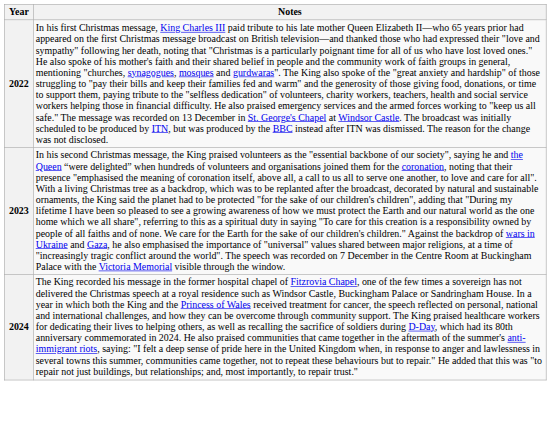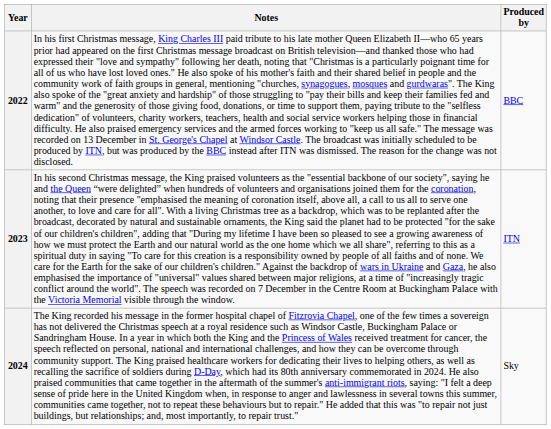+ column: (524, 17)
